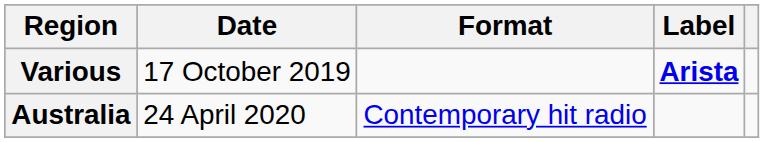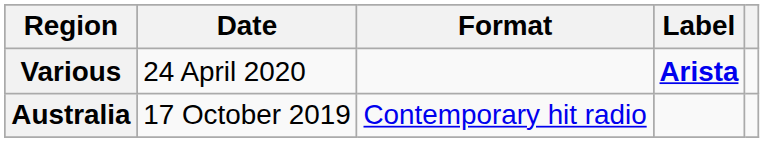(247, 70) 17 October 2019 -> (225, 70) 24 April 2020
(225, 114) 24 April 2020 -> (247, 114) 17 October 2019
